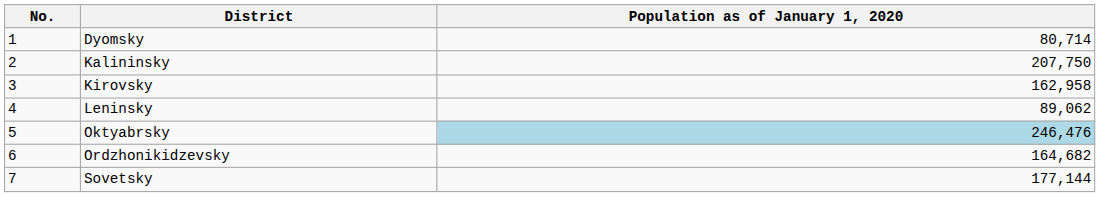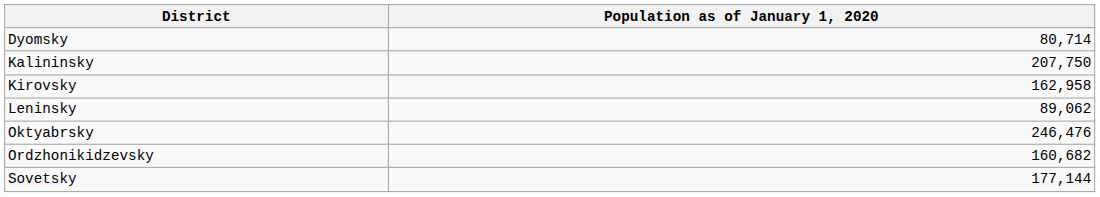- column: (43, 16)
(1061, 133) lightblue background -> (1061, 133) no background
(1061, 156) 164,682 -> (1061, 156) 160,682
